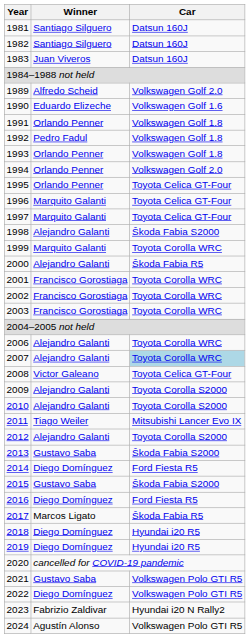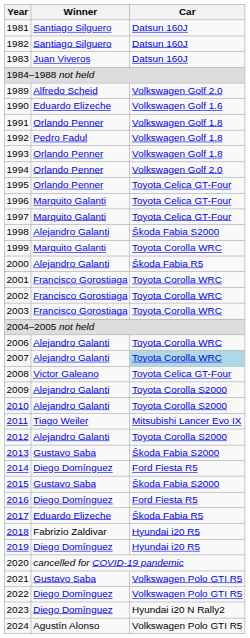(64, 515) Marcos Ligato -> (72, 515) Eduardo Elizeche
(73, 531) Diego Domínguez -> (70, 531) Fabrizio Zaldivar
(70, 610) Fabrizio Zaldivar -> (73, 610) Diego Domínguez
